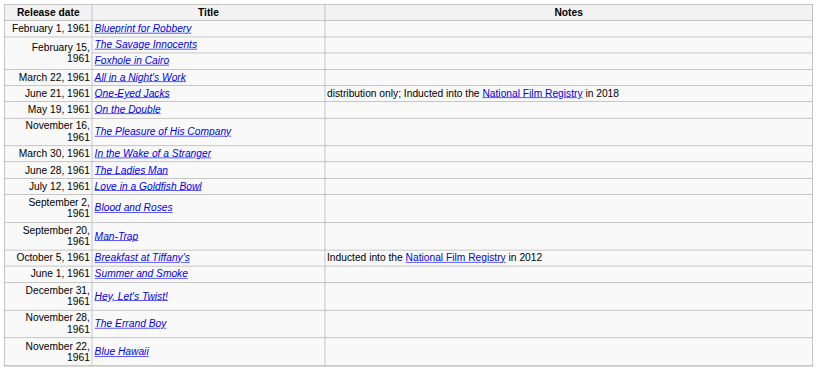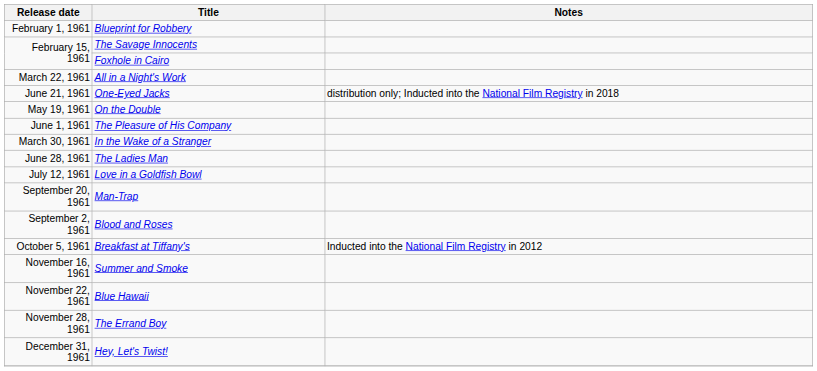(58, 132) November 16, 1961 -> (60, 126) June 1, 1961
rows swapped: (134, 208) <-> (116, 236)
(60, 274) June 1, 1961 -> (58, 268) November 16, 1961
rows swapped: (122, 352) <-> (131, 296)
